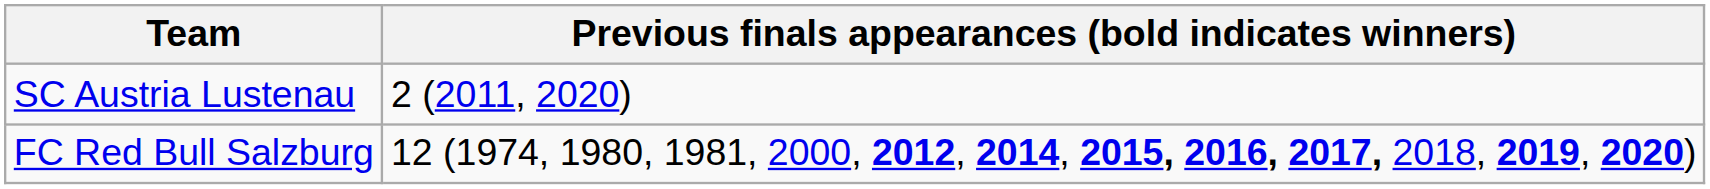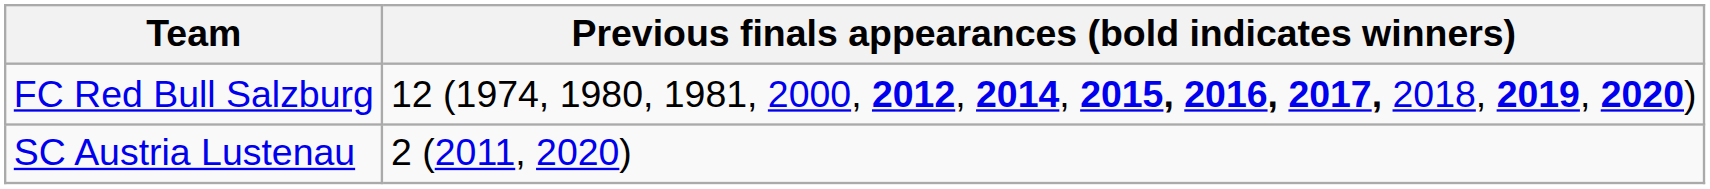rows swapped: (184, 93) <-> (194, 152)
